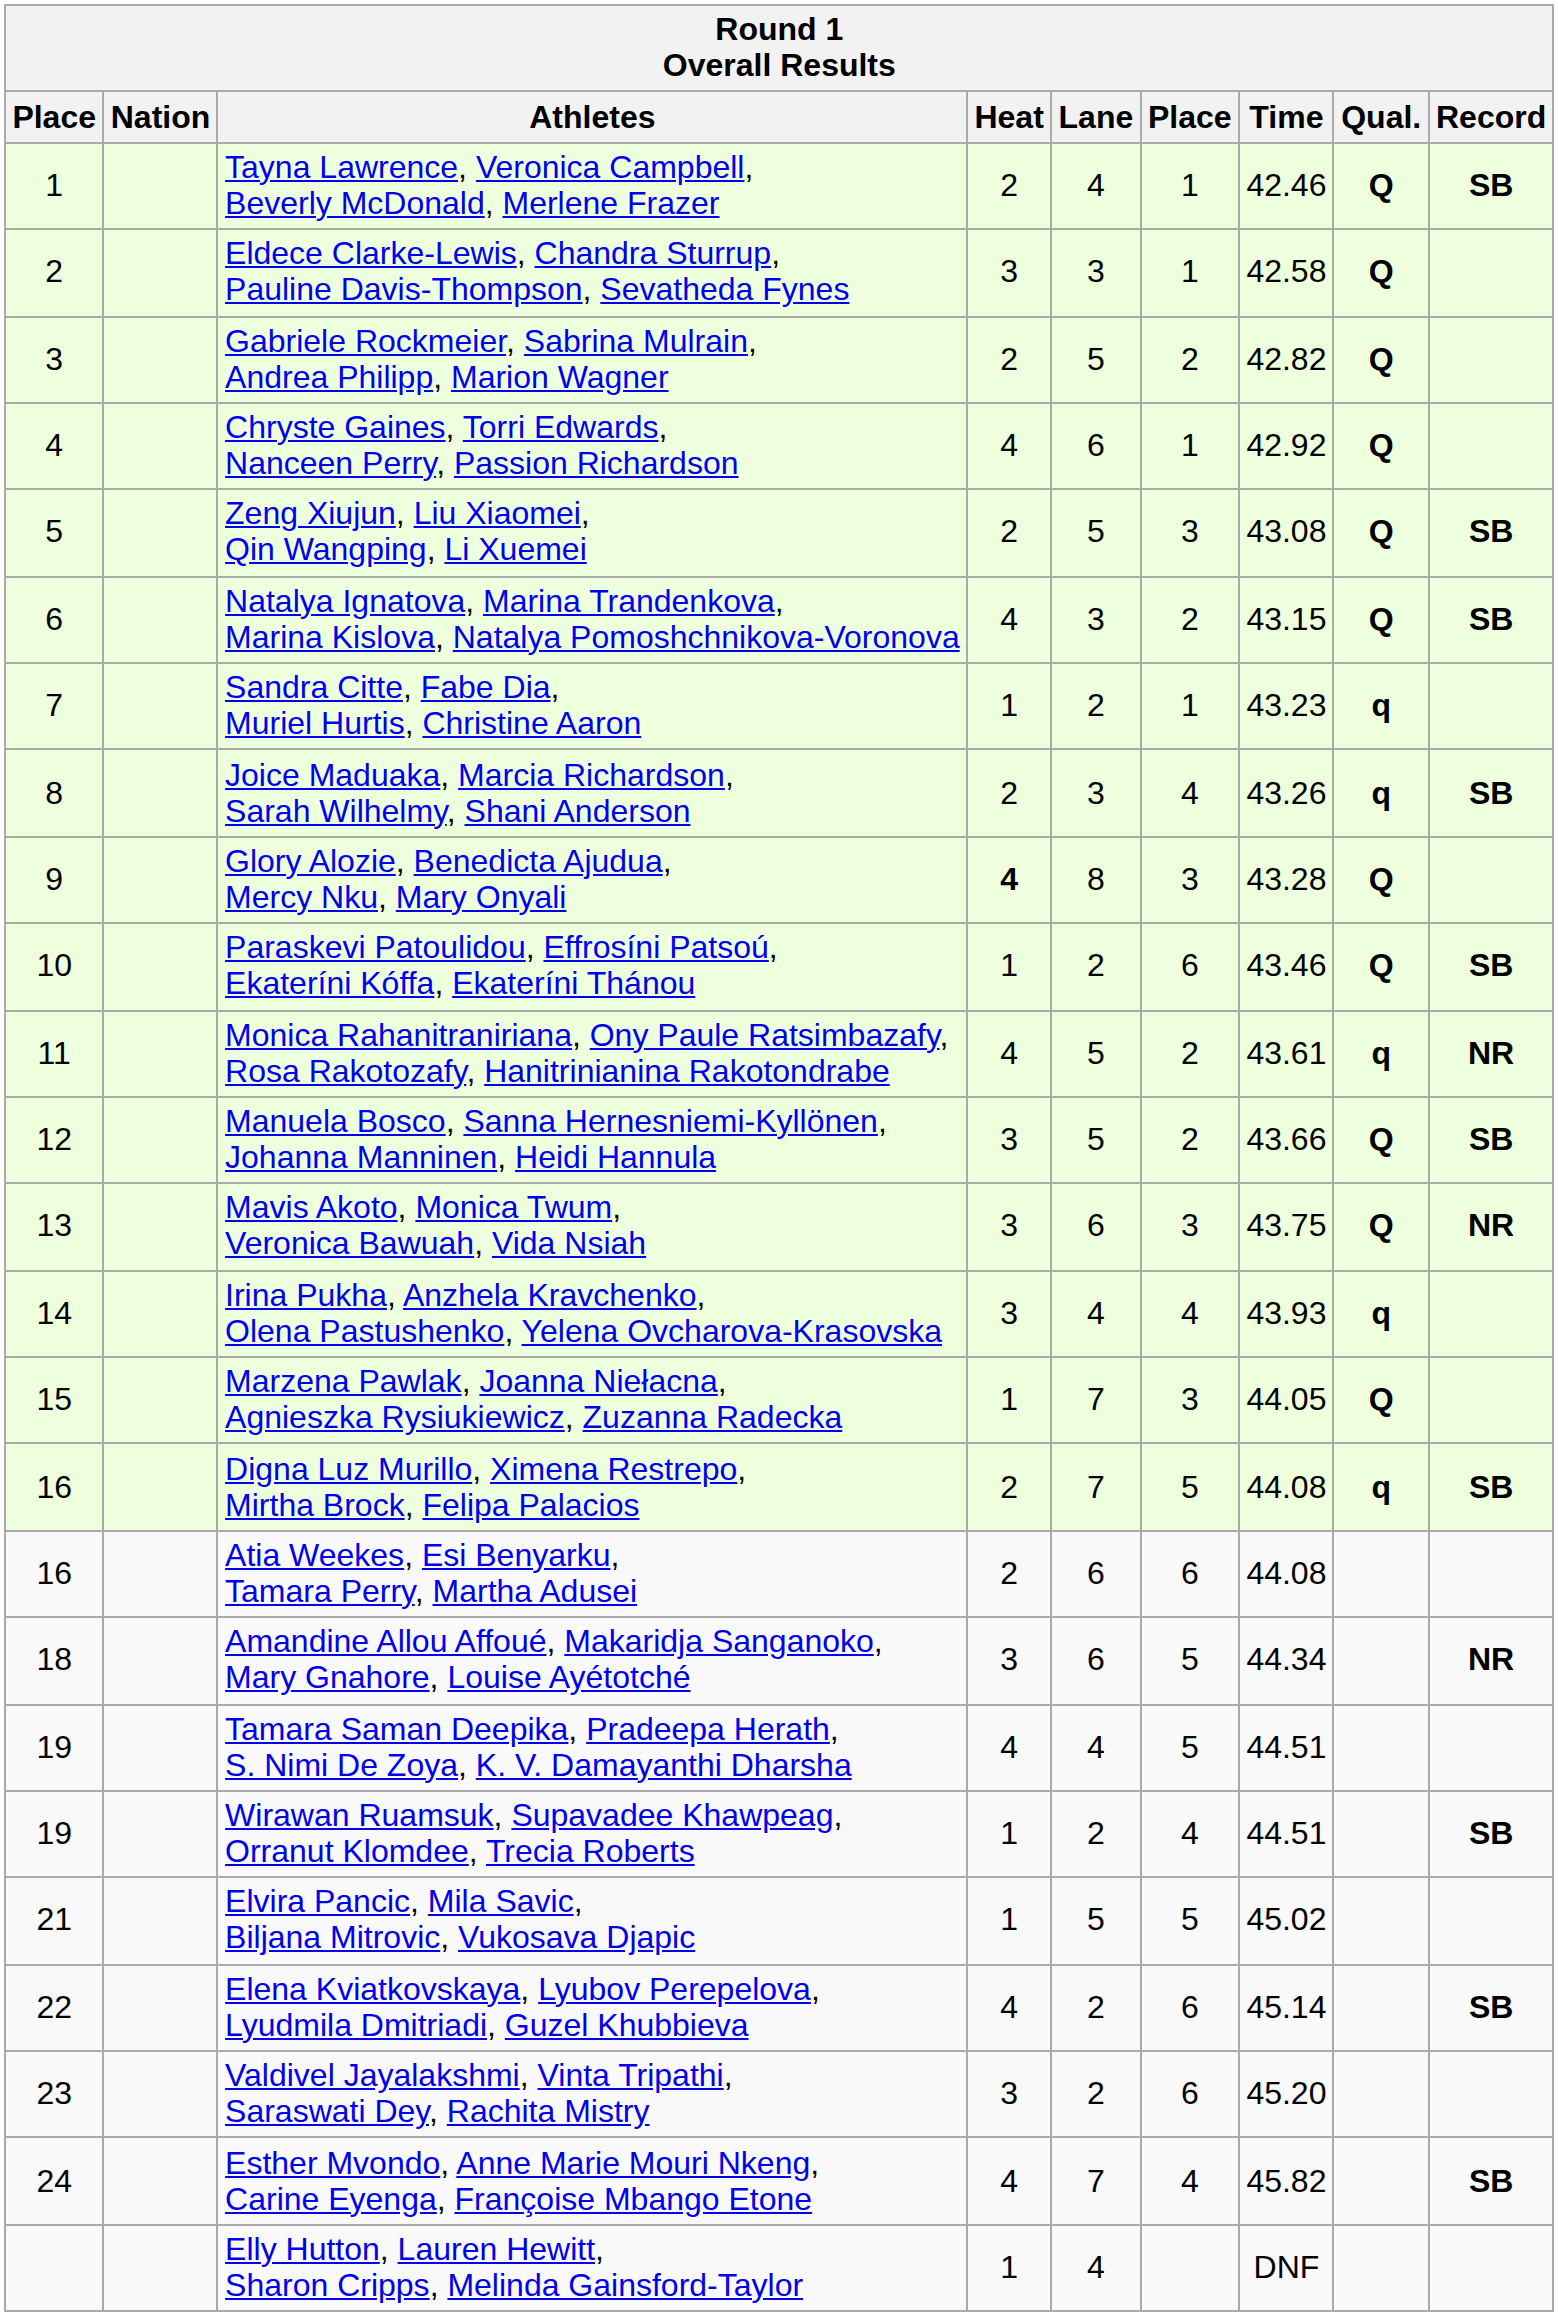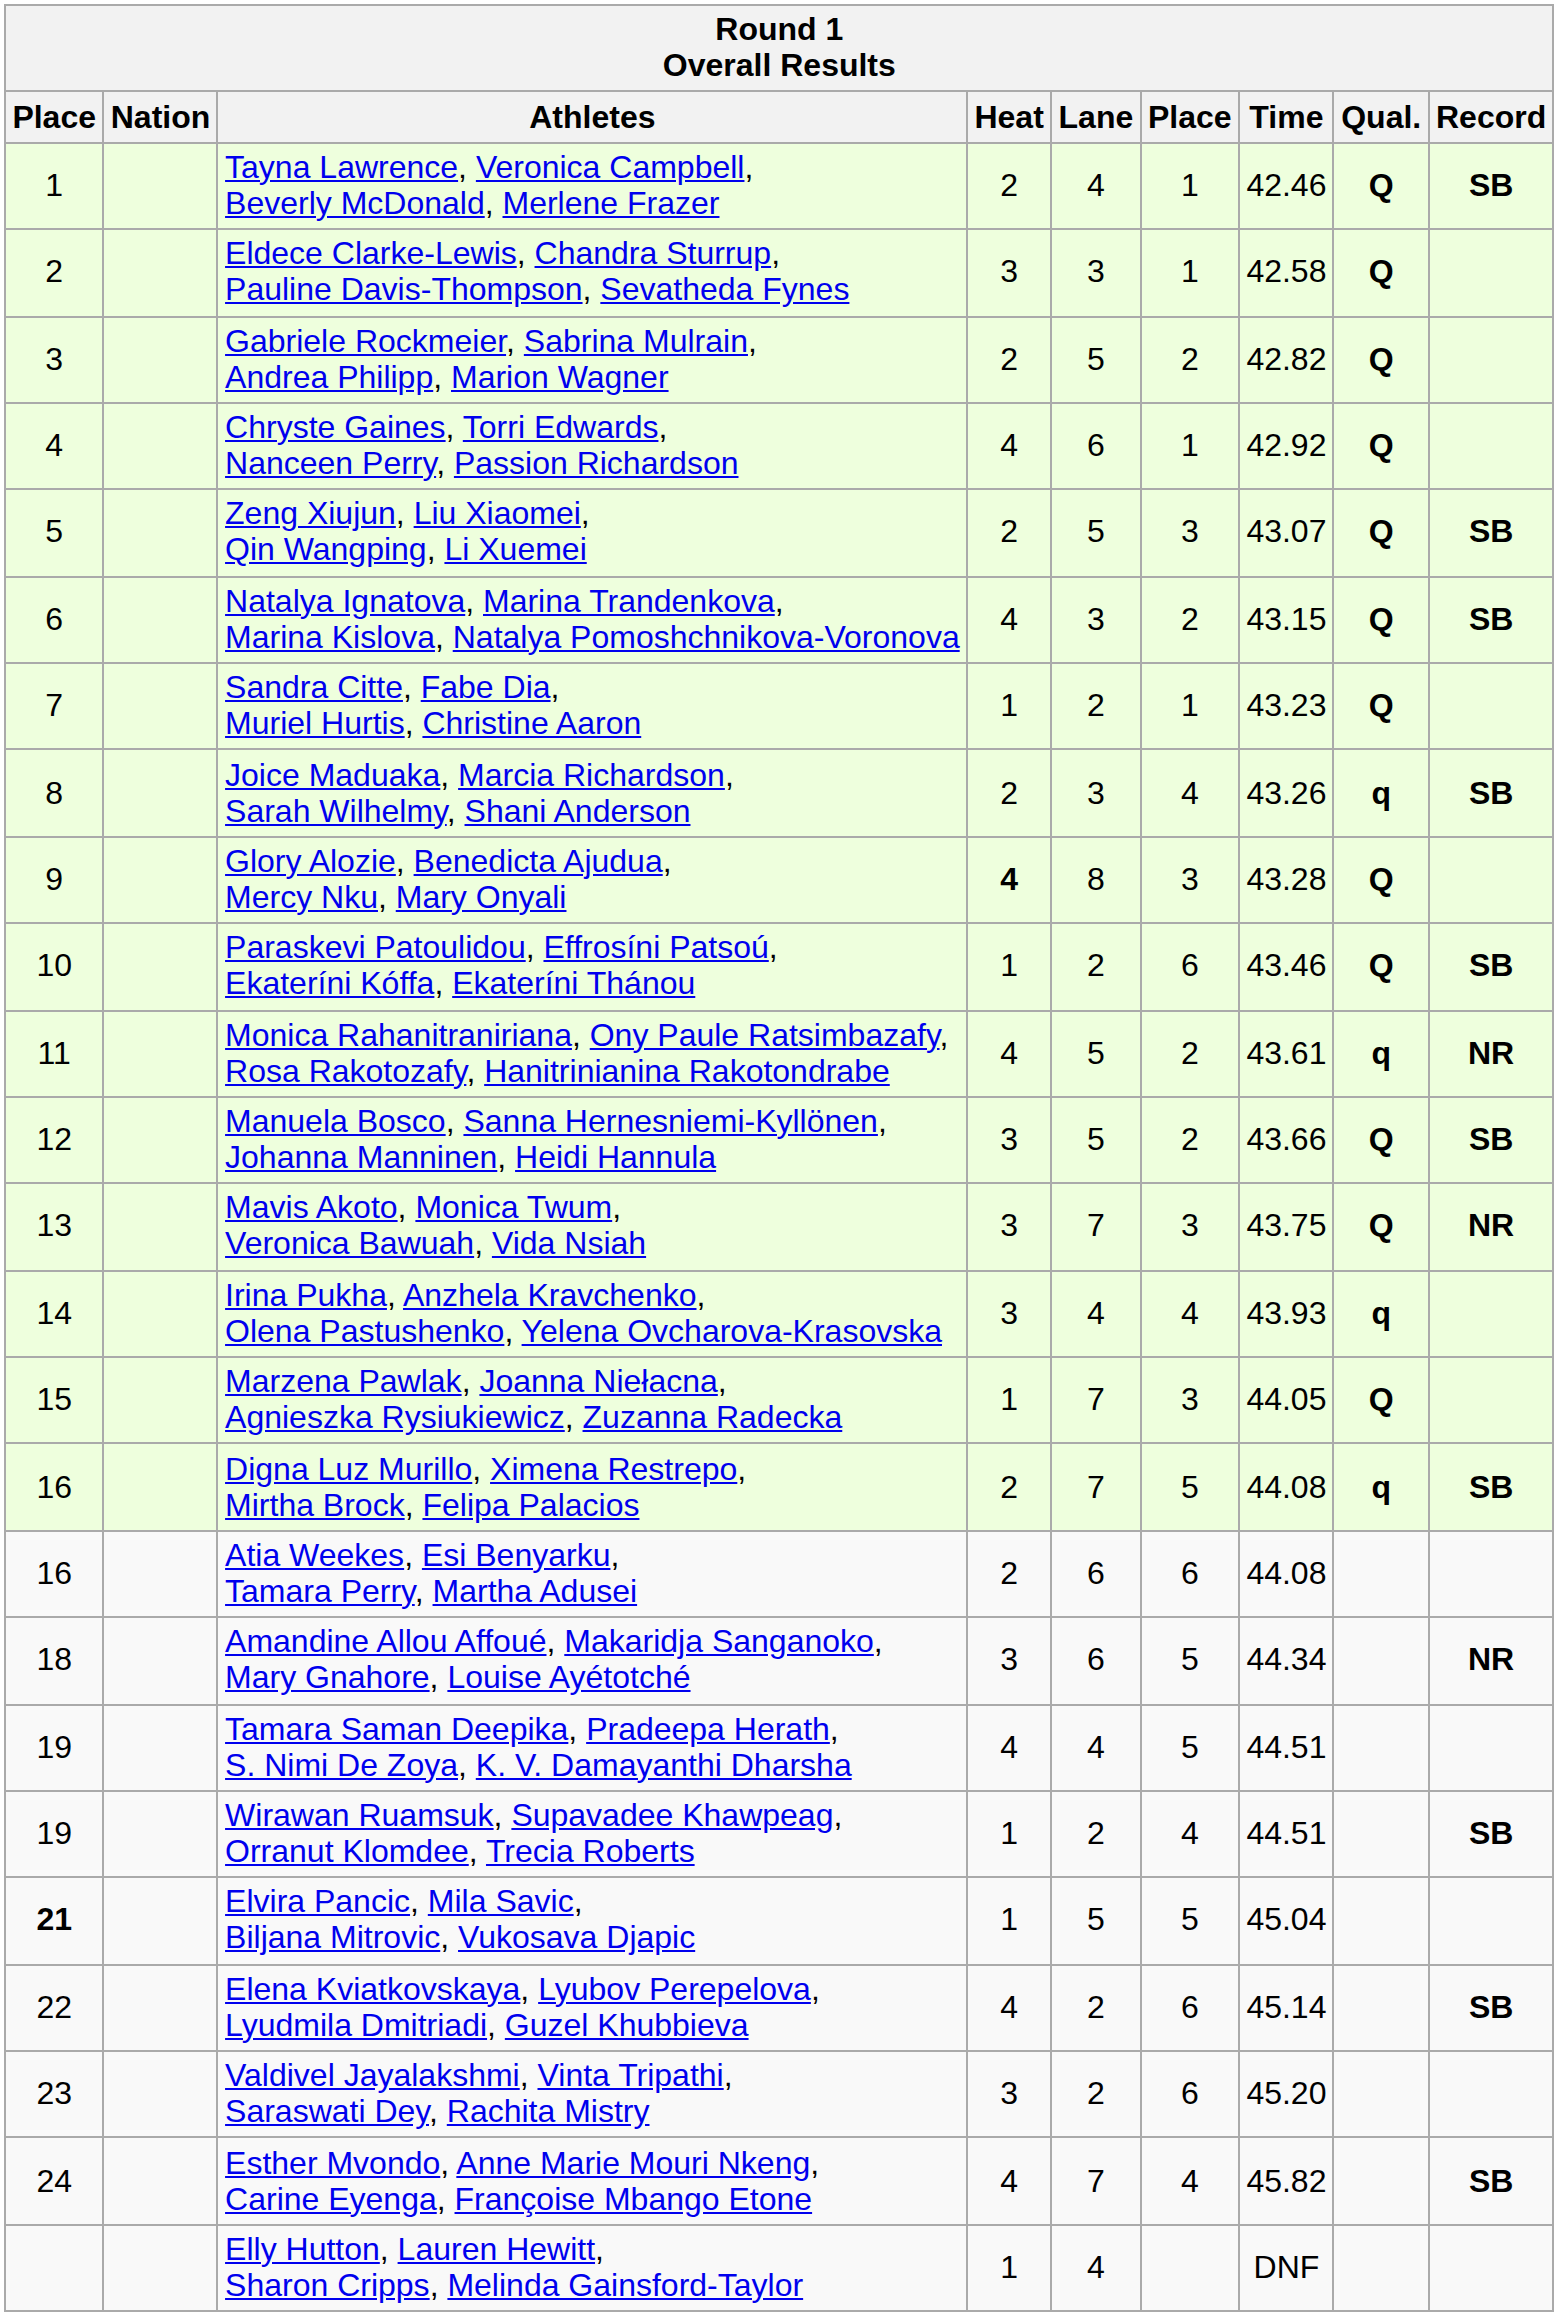(1286, 532) 43.08 -> (1286, 532) 43.07
(1381, 705) q -> (1381, 705) Q
(1096, 1226) 6 -> (1096, 1226) 7
(54, 1920) normal -> (54, 1920) bold
(1286, 1920) 45.02 -> (1286, 1920) 45.04
